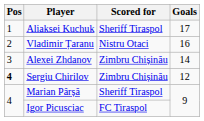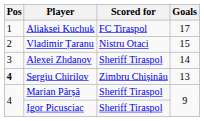(131, 28) Sheriff Tiraspol -> (123, 28) FC Tiraspol
(185, 44) 16 -> (185, 44) 15
(133, 60) Zimbru Chișinău -> (131, 60) Sheriff Tiraspol
(185, 76) 12 -> (185, 76) 13
(123, 108) FC Tiraspol -> (131, 108) Sheriff Tiraspol
